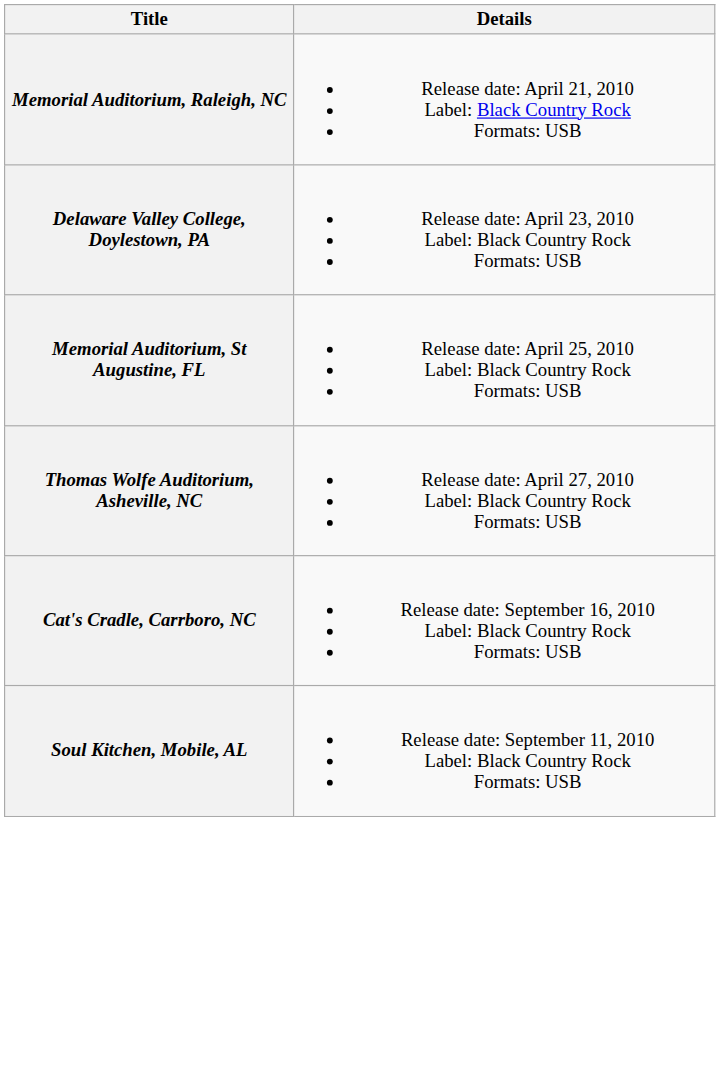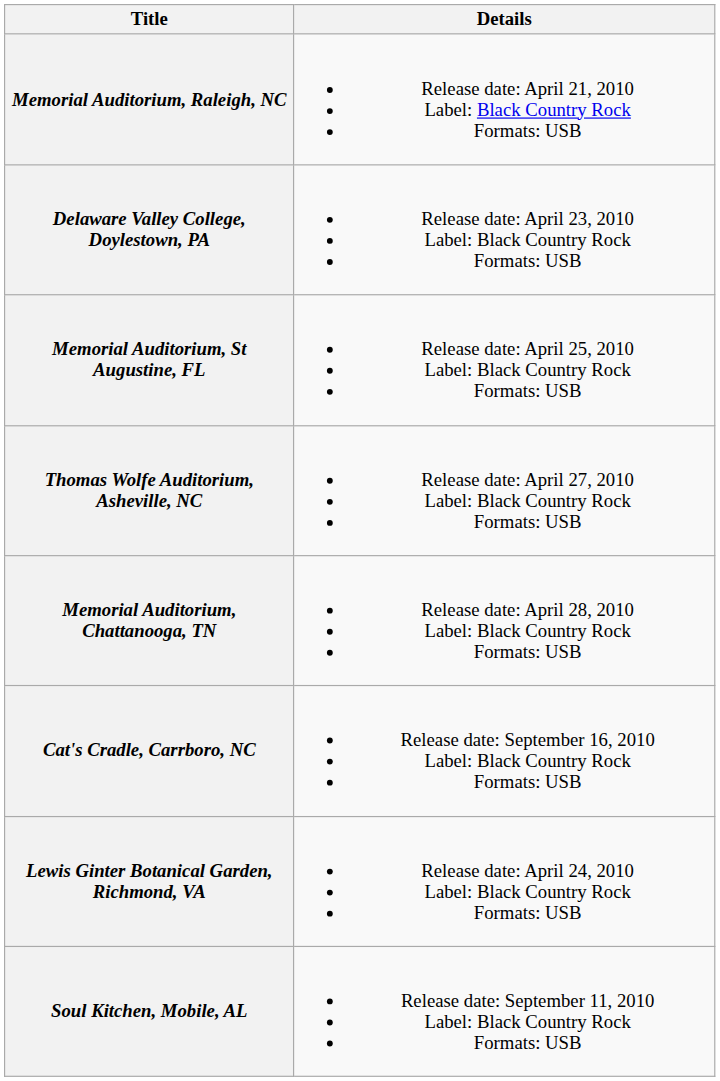+ row: (149, 620)
+ row: (149, 881)
